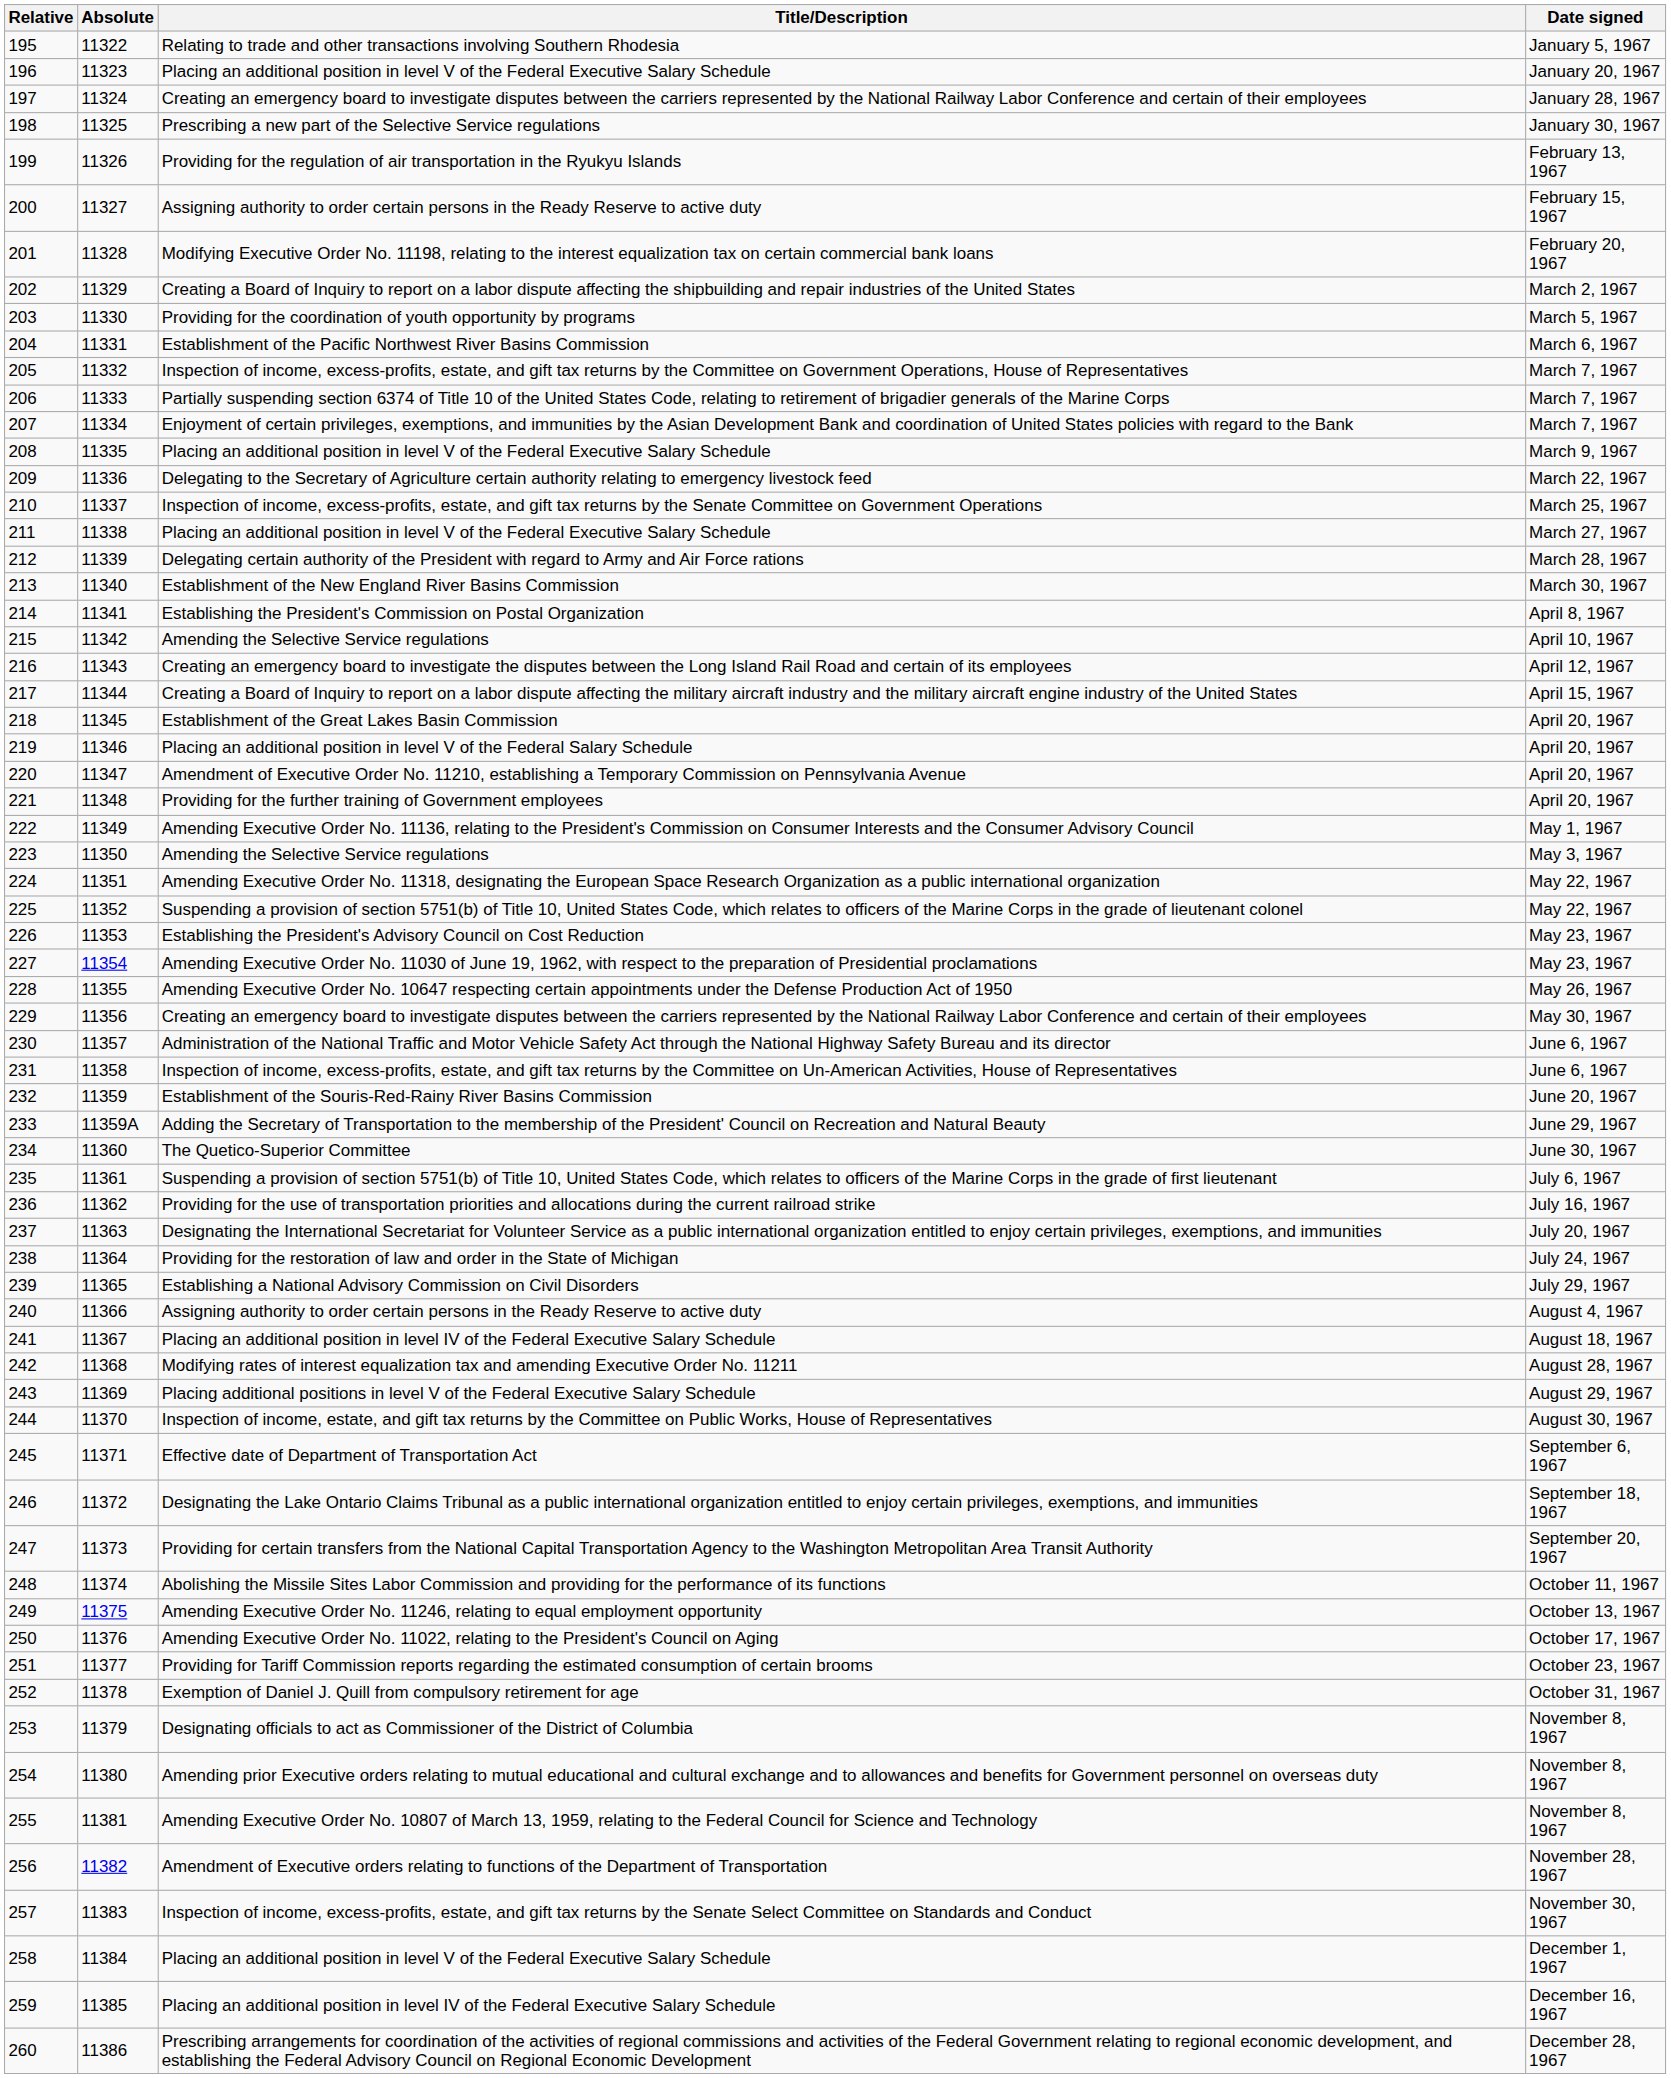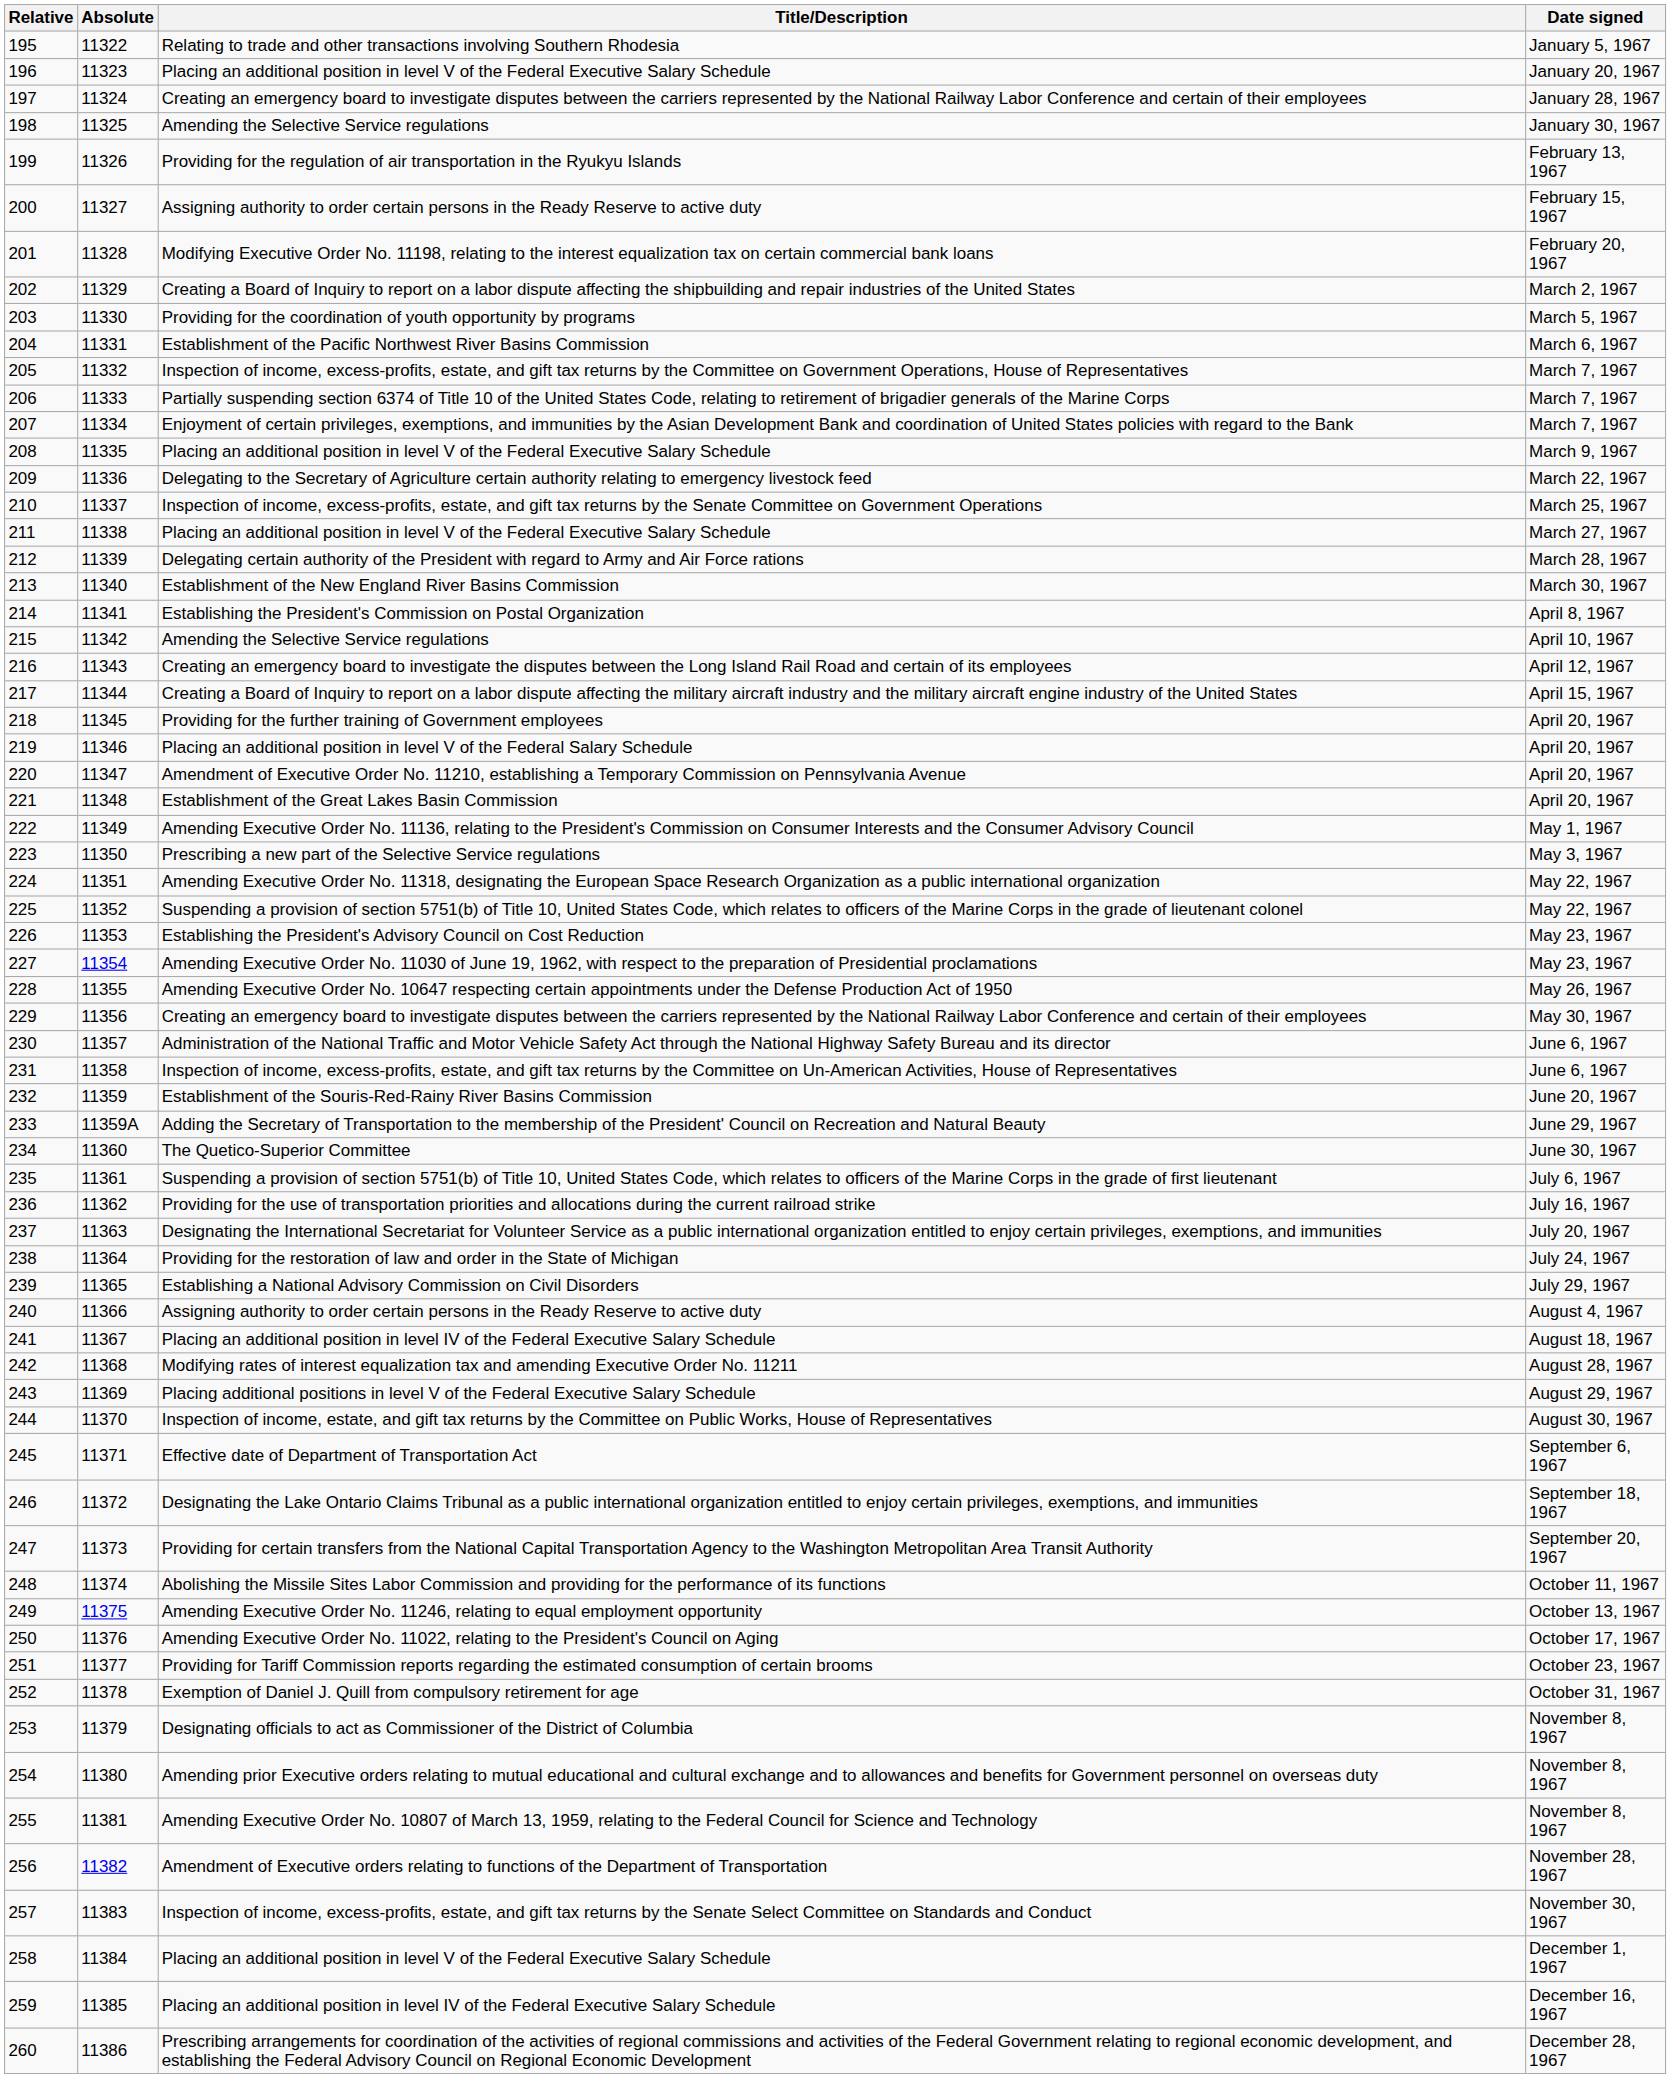(381, 125) Prescribing a new part of the Selective Service regulations -> (325, 125) Amending the Selective Service regulations
(360, 720) Establishment of the Great Lakes Basin Commission -> (382, 720) Providing for the further training of Government employees
(382, 801) Providing for the further training of Government employees -> (360, 801) Establishment of the Great Lakes Basin Commission
(325, 855) Amending the Selective Service regulations -> (381, 855) Prescribing a new part of the Selective Service regulations
